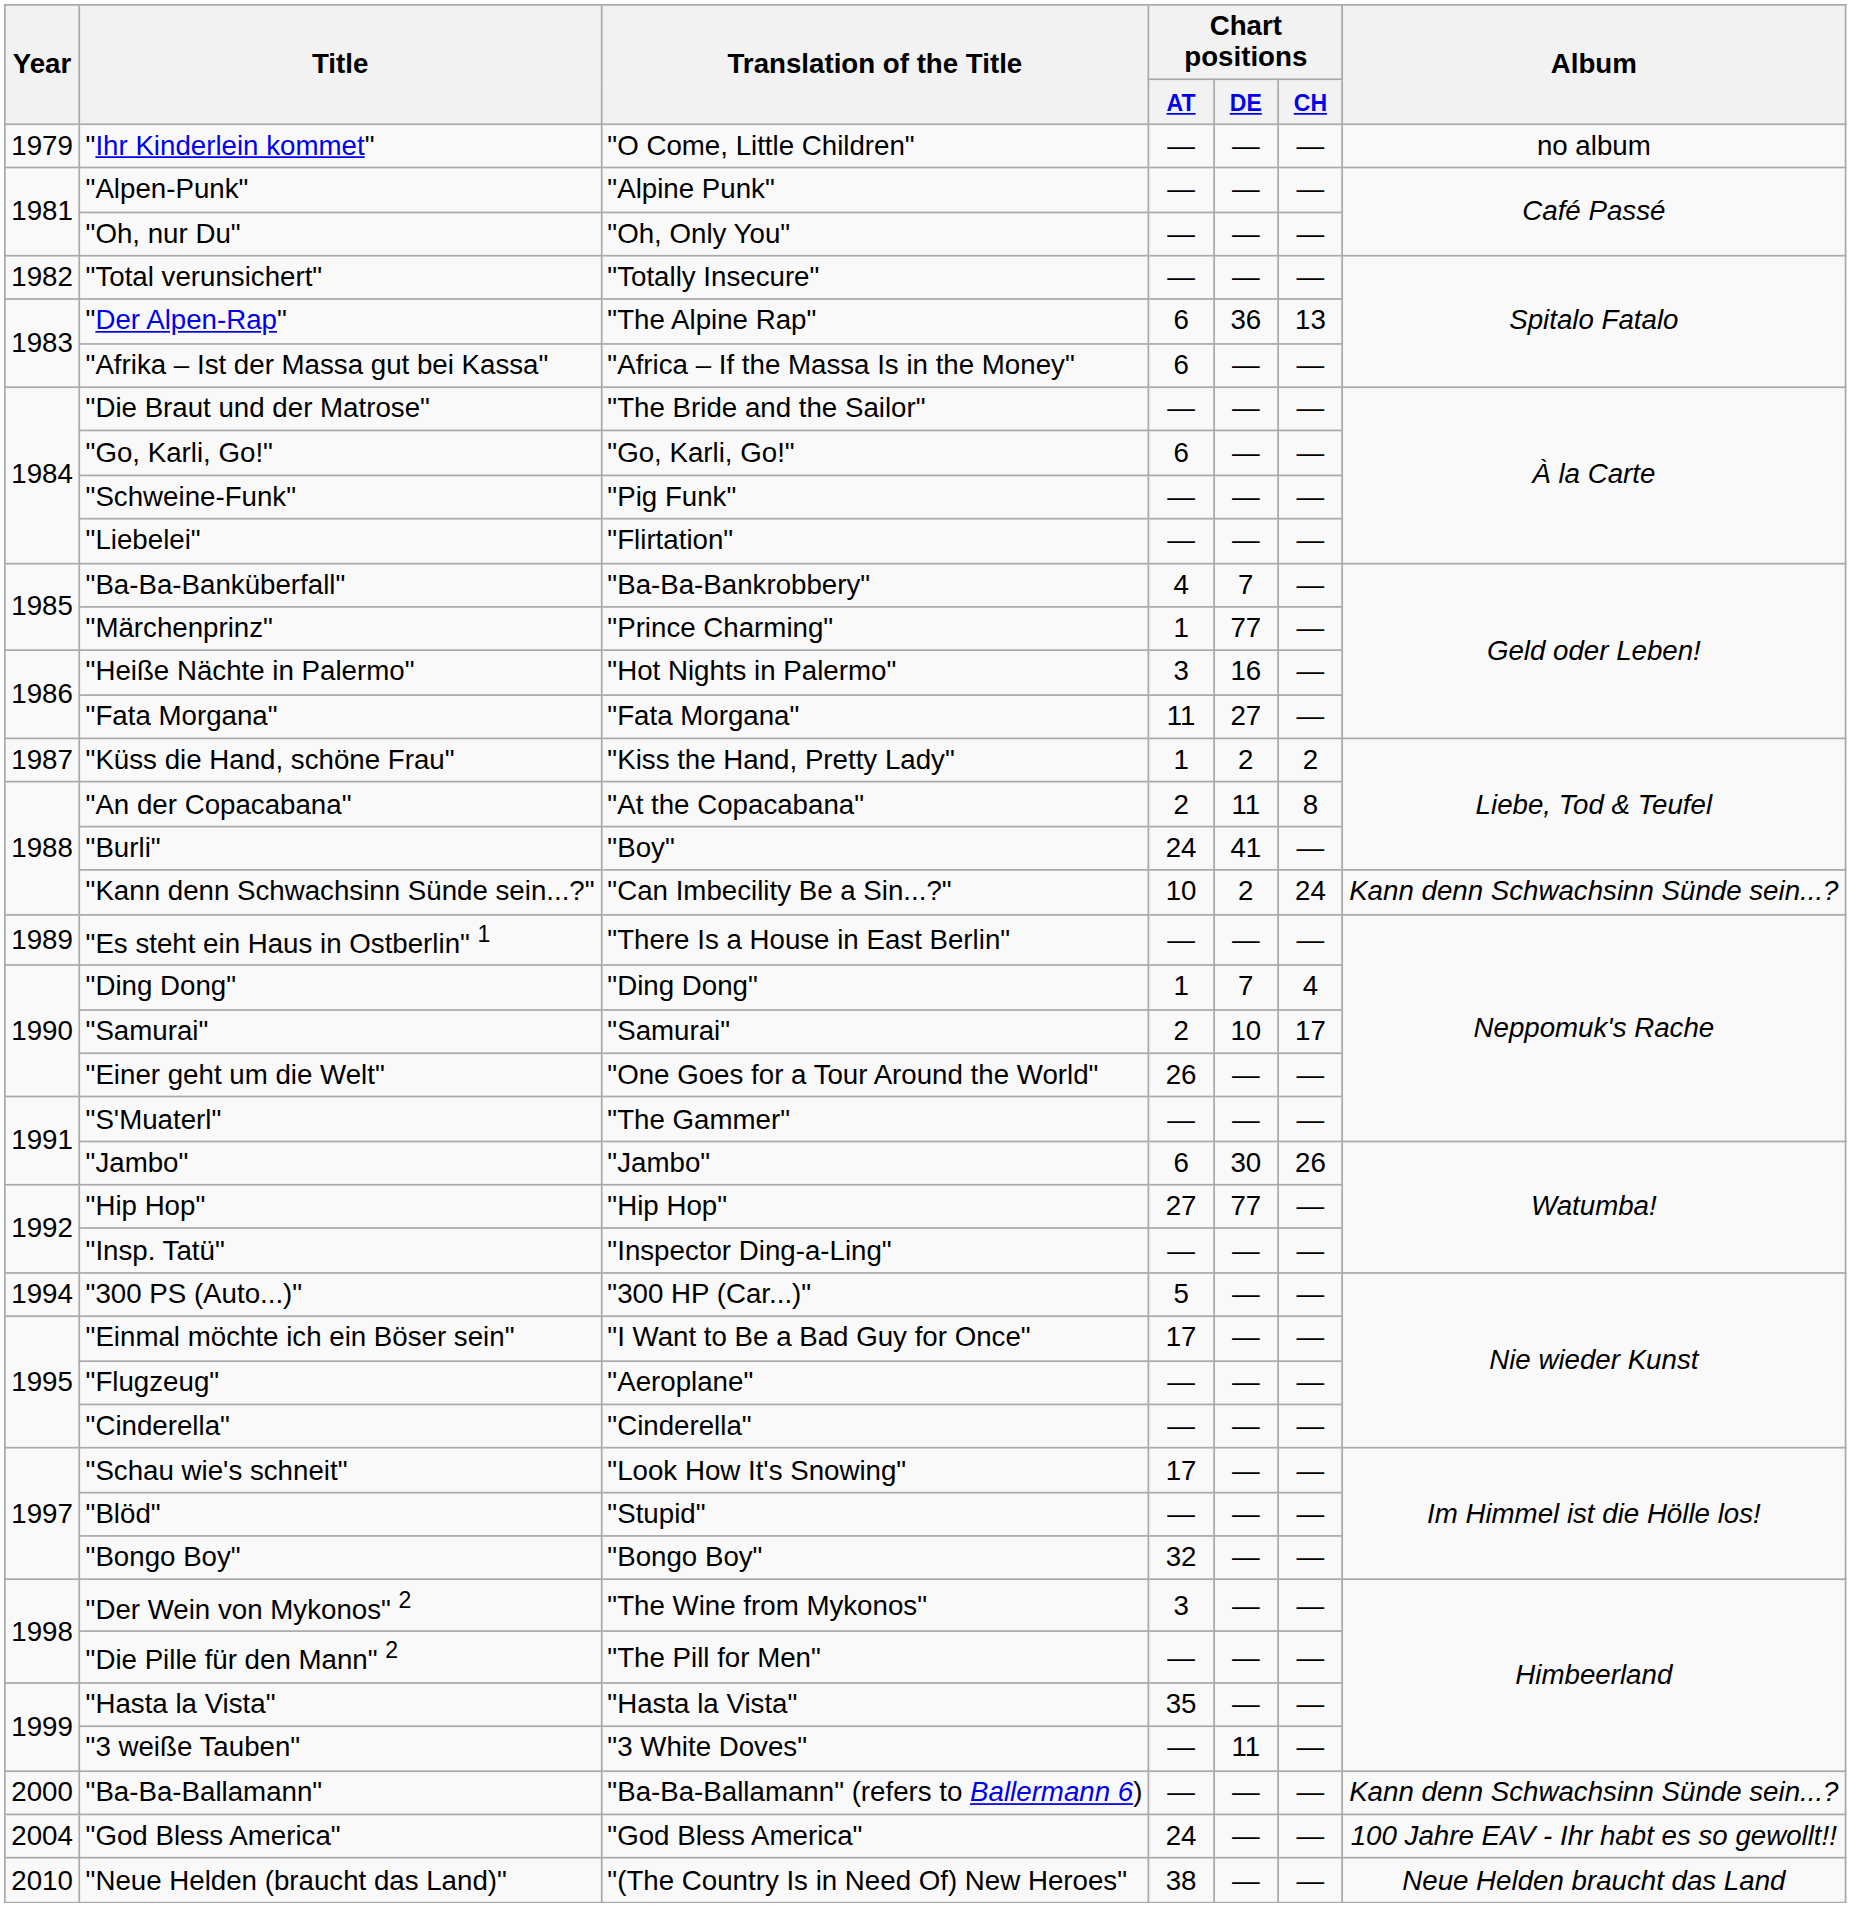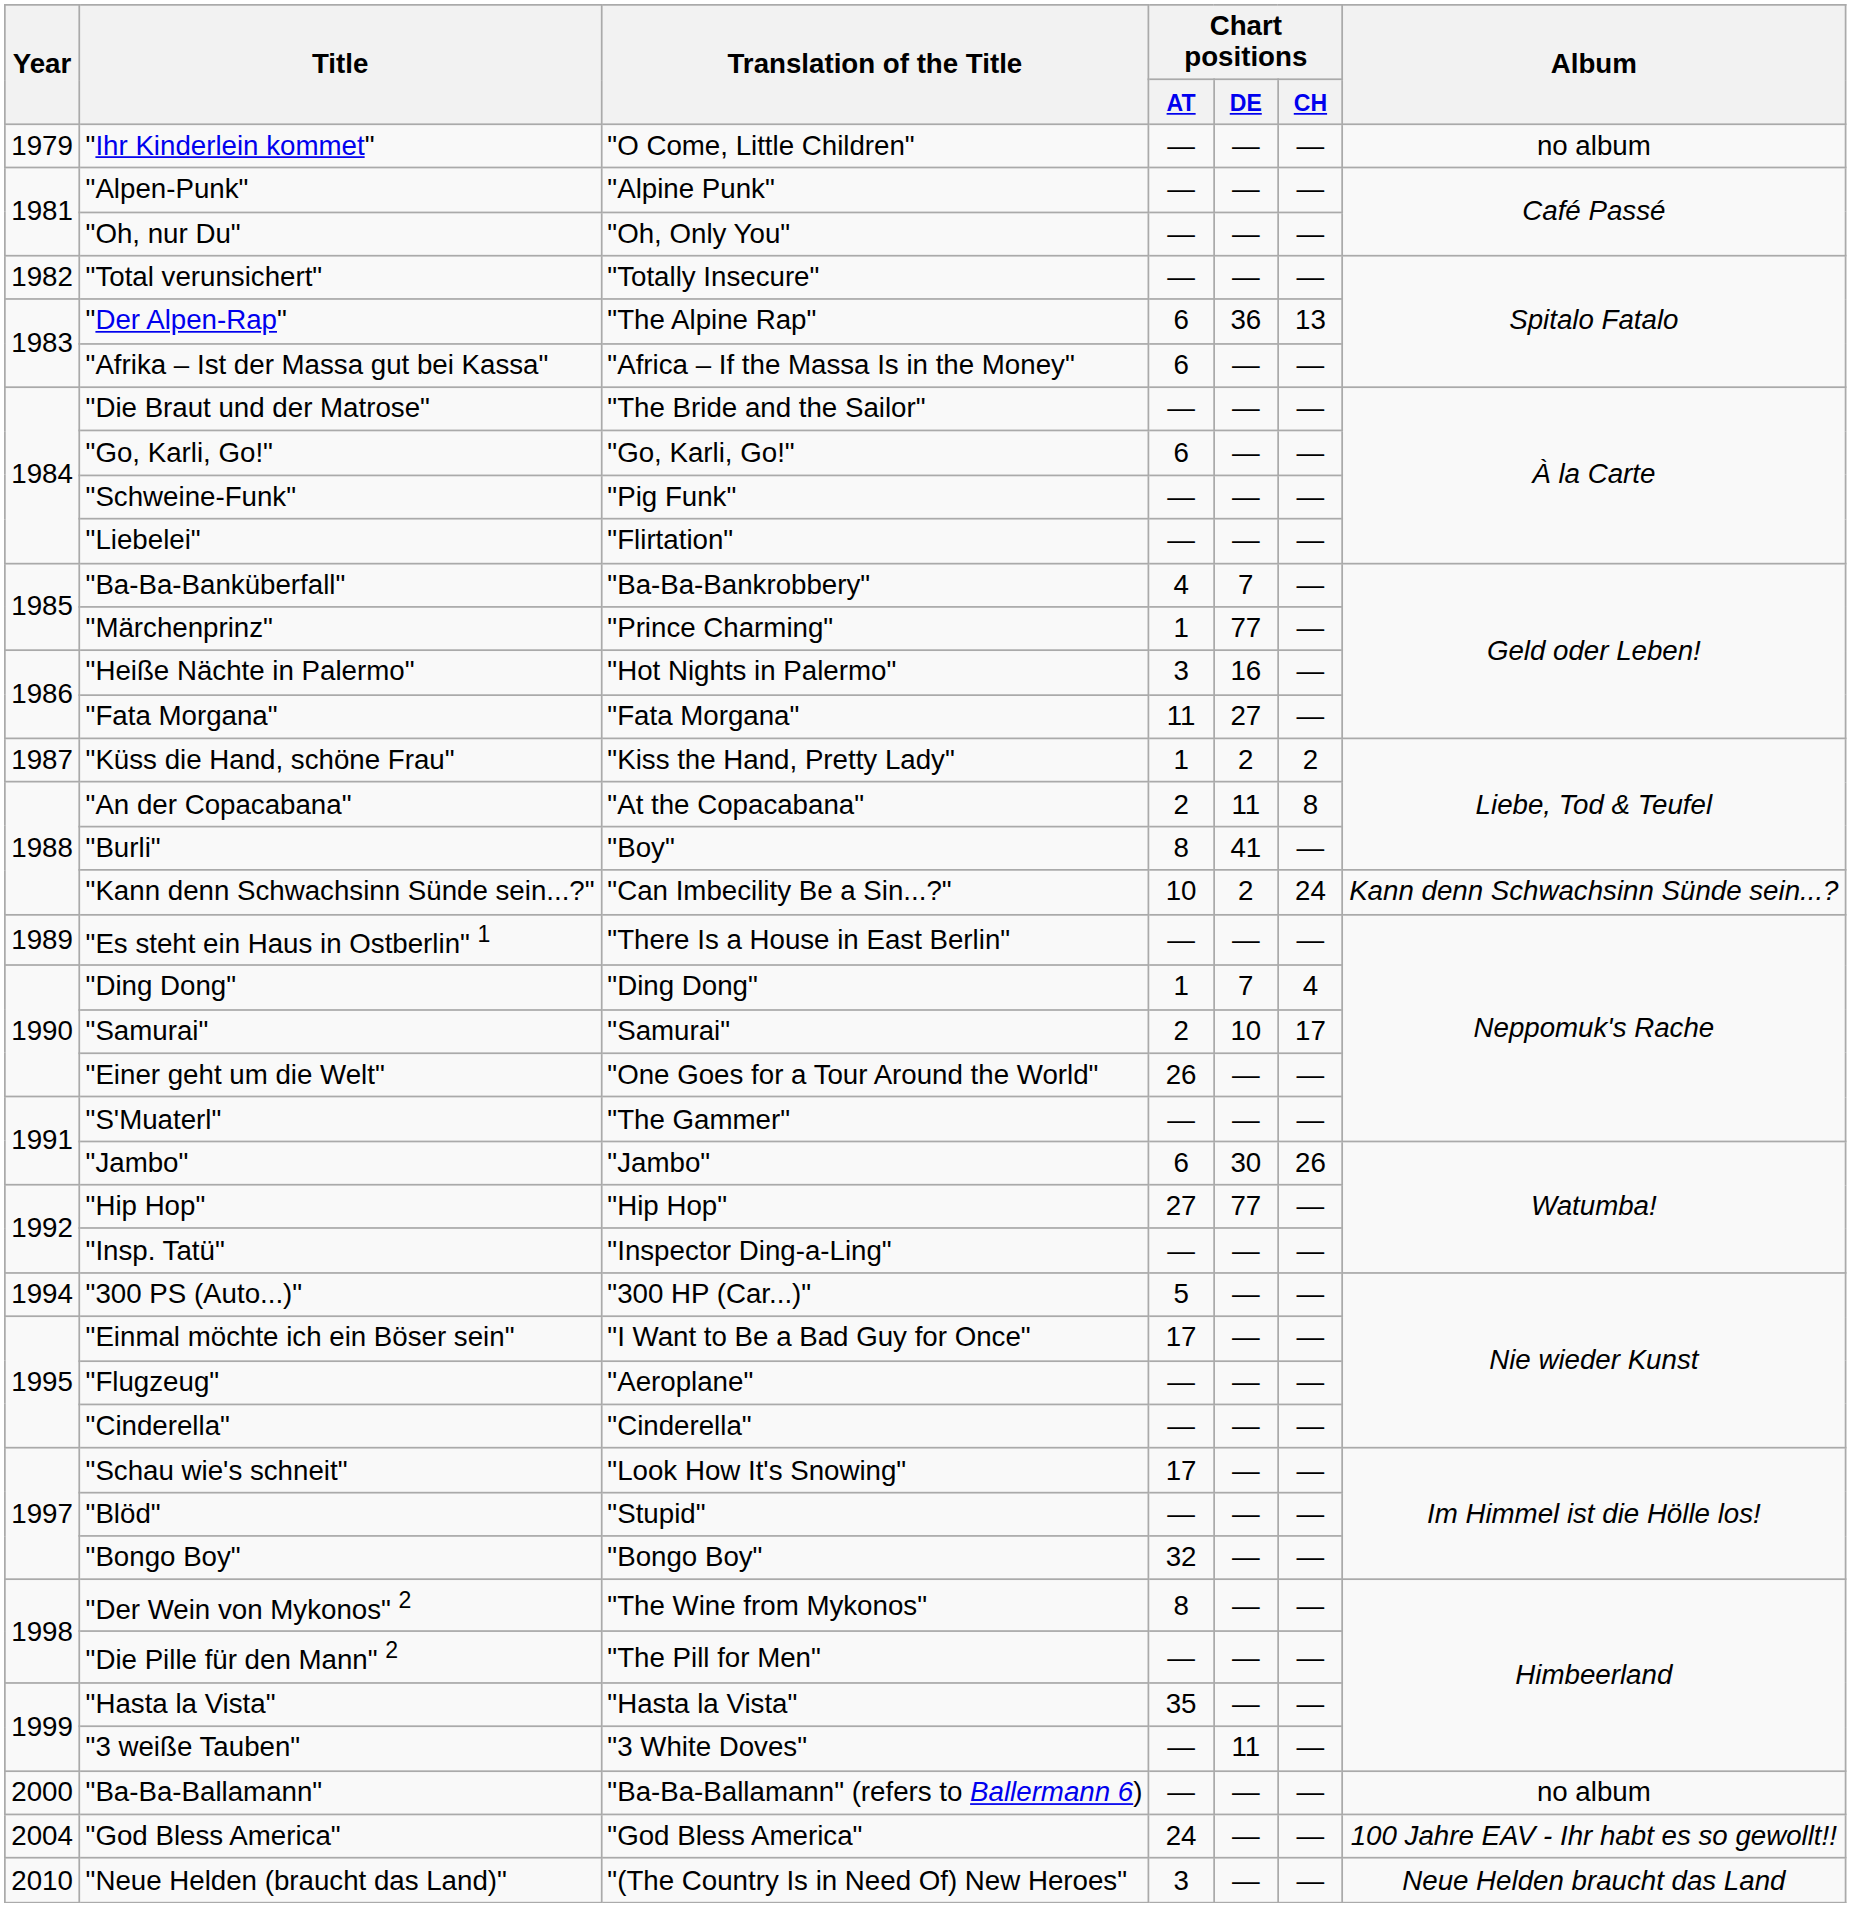(1181, 847) 24 -> (1181, 847) 8
(1181, 1605) 3 -> (1181, 1605) 8
(1594, 1792) Kann denn Schwachsinn Sünde sein...? -> (1594, 1792) no album
(1181, 1879) 38 -> (1181, 1879) 3
